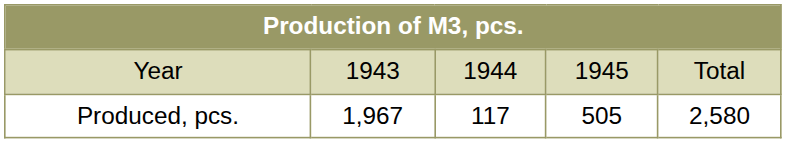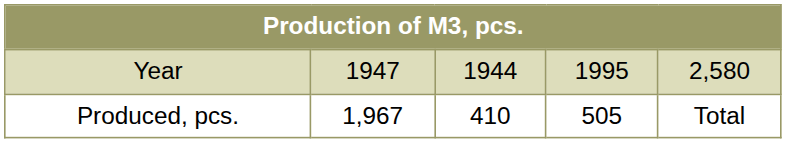(373, 70) 1943 -> (373, 70) 1947
(602, 70) 1945 -> (602, 70) 1995
(720, 70) Total -> (720, 70) 2,580
(490, 115) 117 -> (490, 115) 410
(720, 115) 2,580 -> (720, 115) Total
